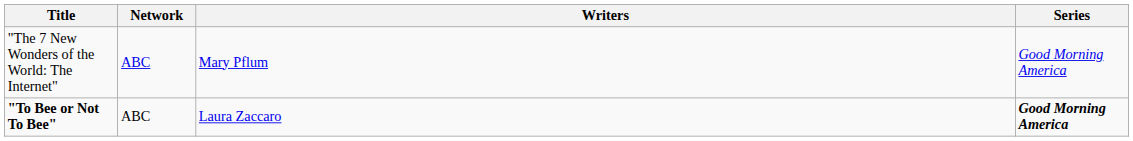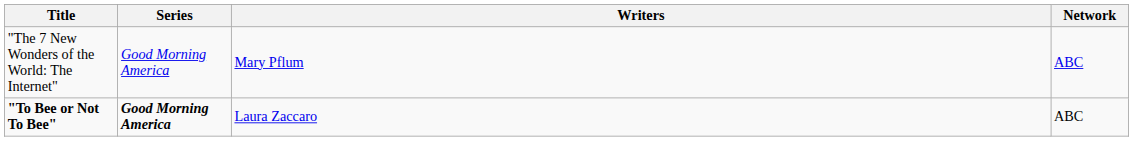columns swapped: (1072, 15) <-> (157, 15)
